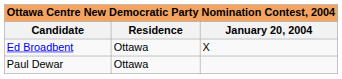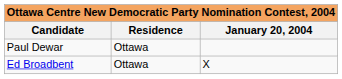rows swapped: (40, 47) <-> (35, 64)
